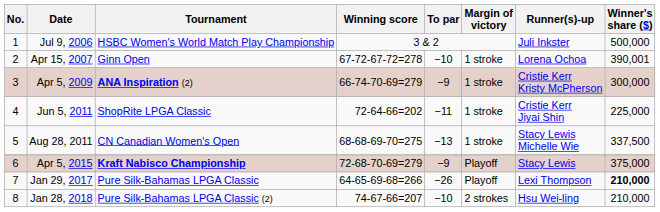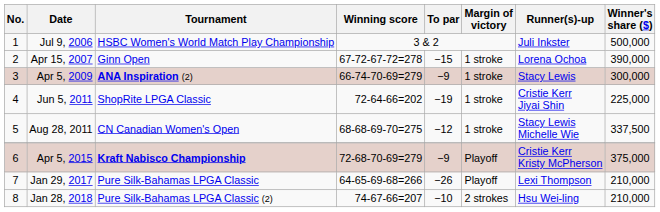(443, 59) −10 -> (443, 59) −15
(630, 59) 390,001 -> (630, 59) 390,000
(560, 82) Cristie Kerr Kristy McPherson -> (547, 76) Stacy Lewis
(443, 112) −11 -> (443, 100) −19
(443, 141) −13 -> (443, 129) −12
(547, 164) Stacy Lewis -> (560, 158) Cristie Kerr Kristy McPherson
(630, 181) bold -> (630, 181) normal
